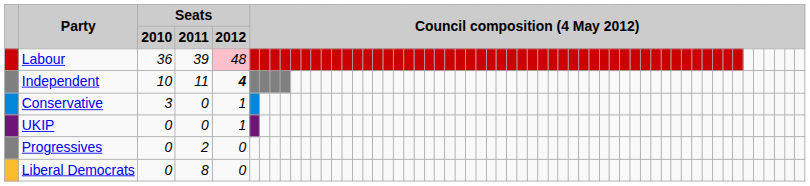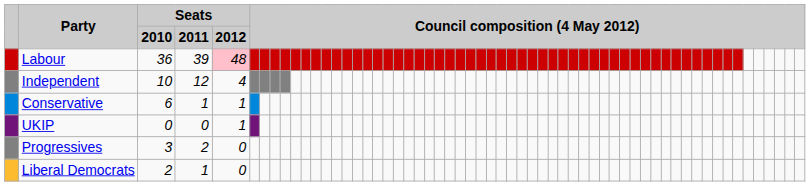(202, 81) 11 -> (201, 81) 12
(242, 81) bold -> (242, 81) normal
(168, 103) 3 -> (168, 103) 6
(205, 103) 0 -> (205, 103) 1
(168, 147) 0 -> (168, 147) 3
(168, 170) 0 -> (168, 170) 2
(205, 170) 8 -> (205, 170) 1
